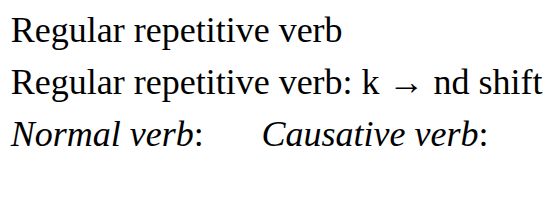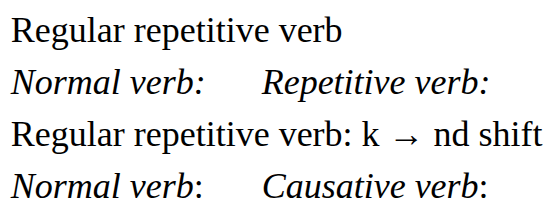+ row: (376, 82)
